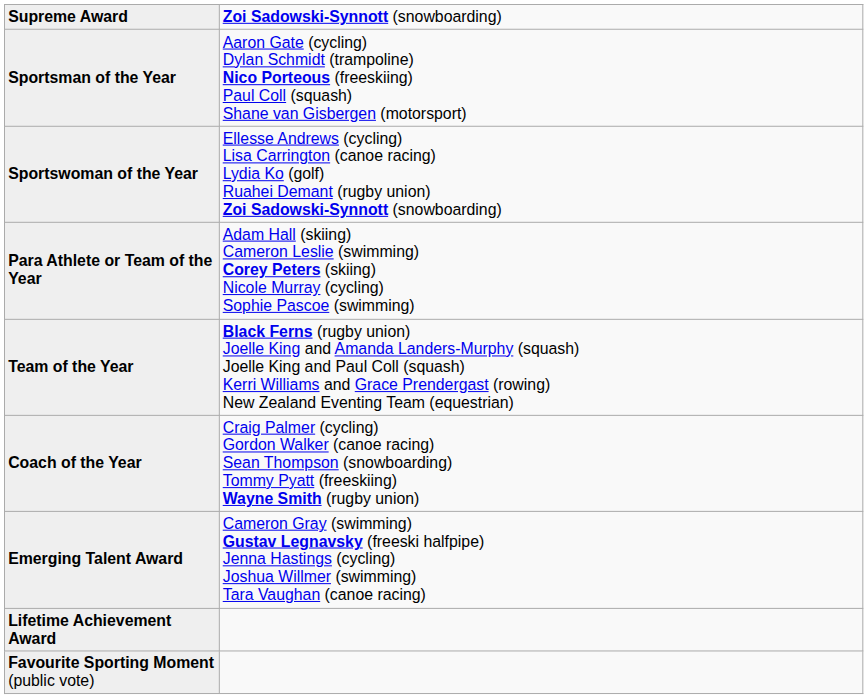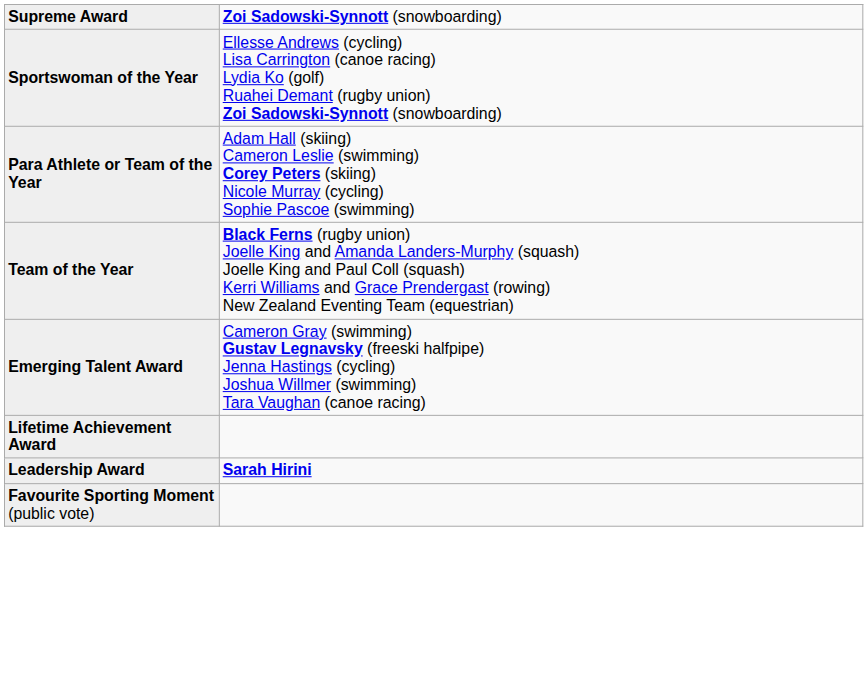- row: (92, 77)
- row: (75, 463)
+ row: (76, 470)
